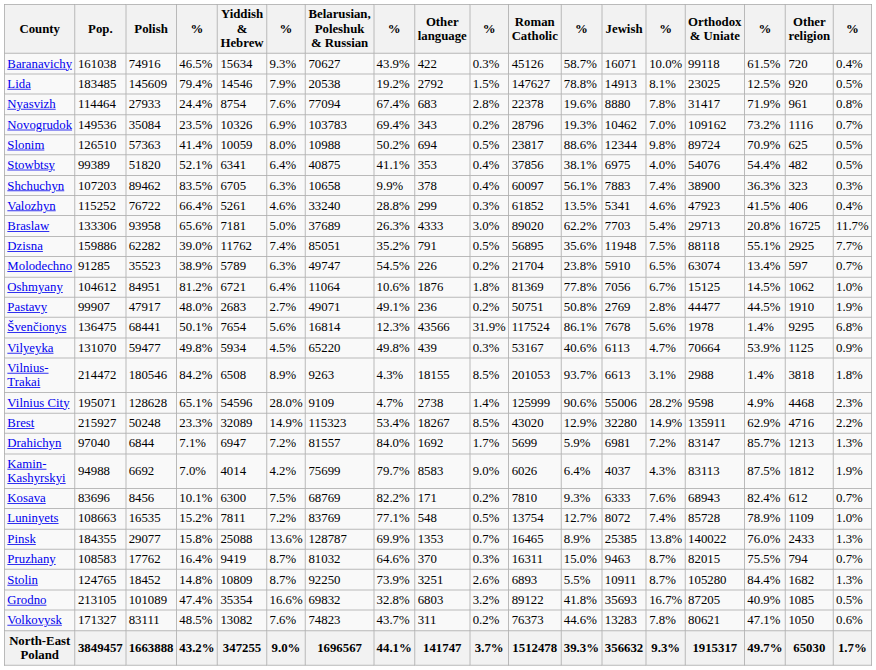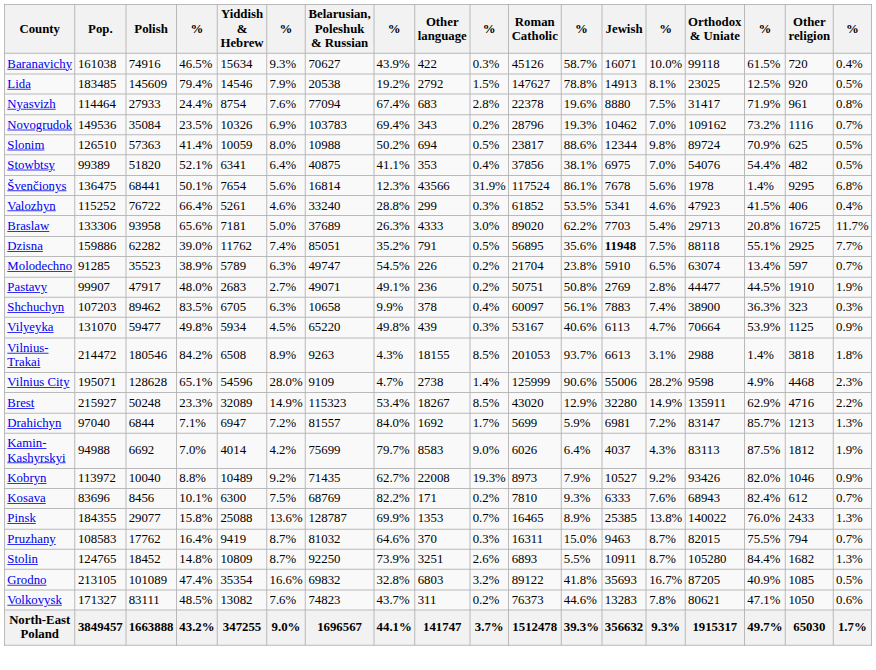(662, 104) 7.8% -> (662, 104) 7.5%
(662, 165) 4.0% -> (662, 165) 7.0%
rows swapped: (36, 185) <-> (37, 327)
(580, 205) 13.5% -> (580, 205) 53.5%
(621, 246) normal -> (621, 246) bold
- row: (35, 287)
+ row: (27, 478)
- row: (33, 518)
